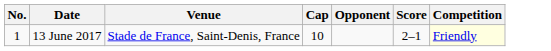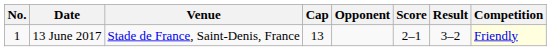+ column: (450, 14)
(317, 35) 10 -> (317, 35) 13
